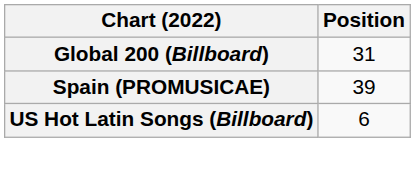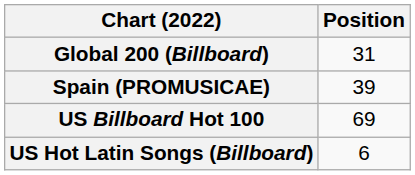+ row: (161, 119)
